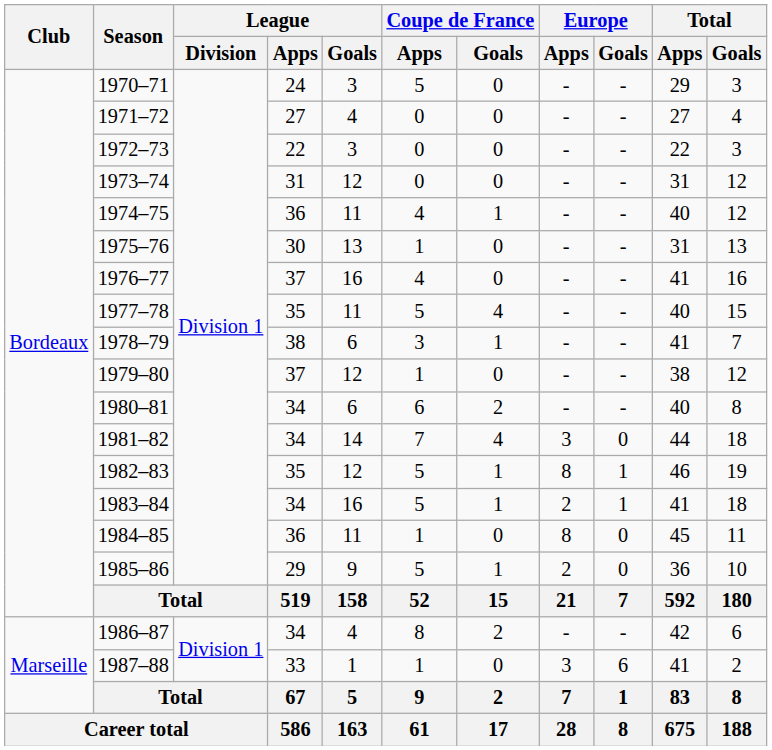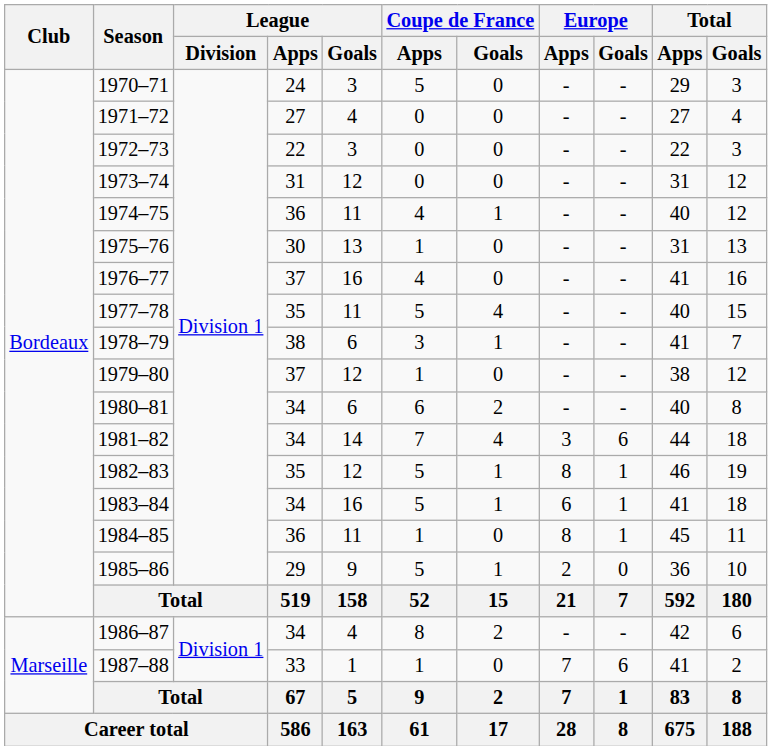(623, 439) 0 -> (623, 439) 6
(566, 504) 2 -> (566, 504) 6
(623, 536) 0 -> (623, 536) 1
(566, 665) 3 -> (566, 665) 7
